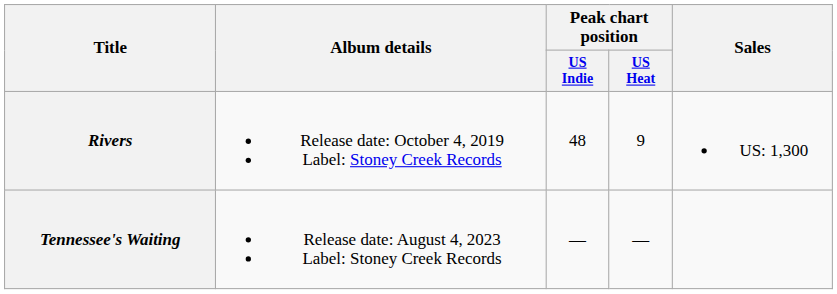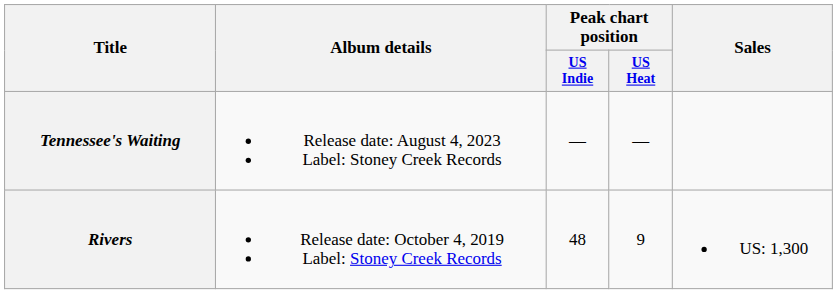rows swapped: (110, 140) <-> (110, 239)
